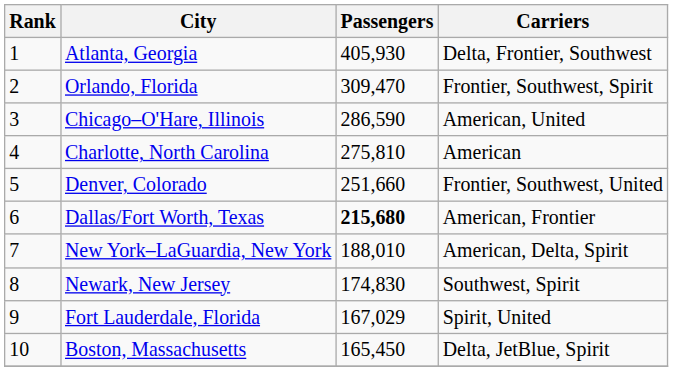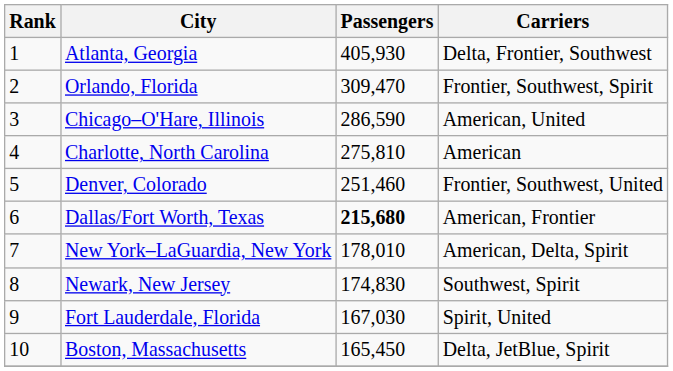(373, 185) 251,660 -> (373, 185) 251,460
(373, 250) 188,010 -> (373, 250) 178,010
(373, 316) 167,029 -> (373, 316) 167,030
